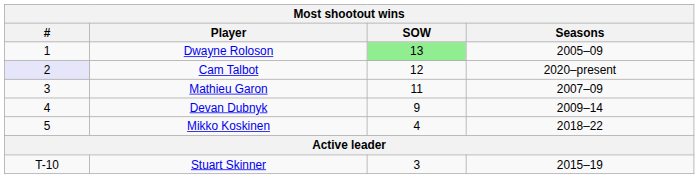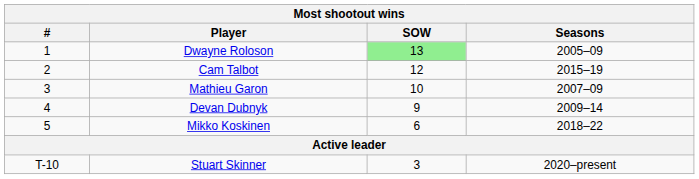(47, 70) lavender background -> (47, 70) no background
(580, 70) 2020–present -> (580, 70) 2015–19
(417, 89) 11 -> (417, 89) 10
(417, 127) 4 -> (417, 127) 6
(580, 164) 2015–19 -> (580, 164) 2020–present
